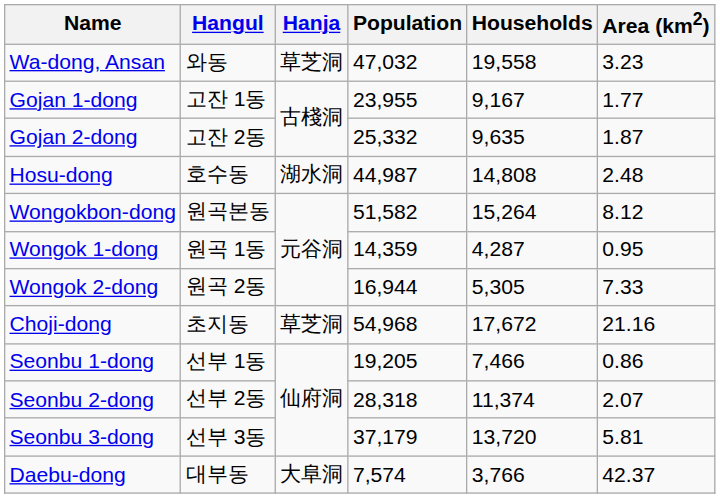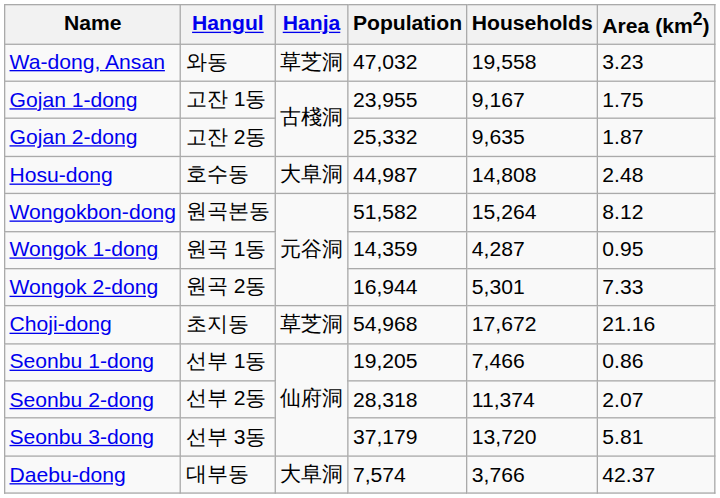(623, 99) 1.77 -> (623, 99) 1.75
(312, 174) 湖水洞 -> (312, 174) 大阜洞
(498, 287) 5,305 -> (498, 287) 5,301
